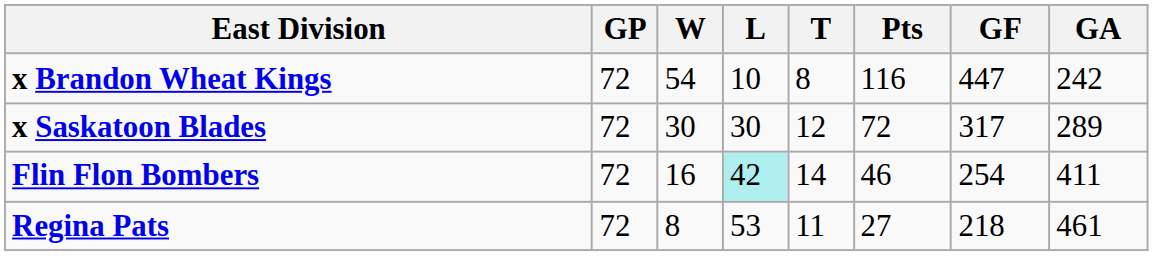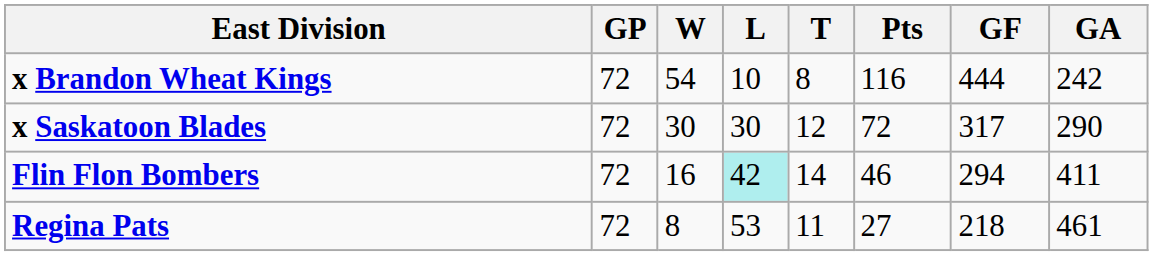(982, 77) 447 -> (982, 77) 444
(1080, 126) 289 -> (1080, 126) 290
(982, 175) 254 -> (982, 175) 294
